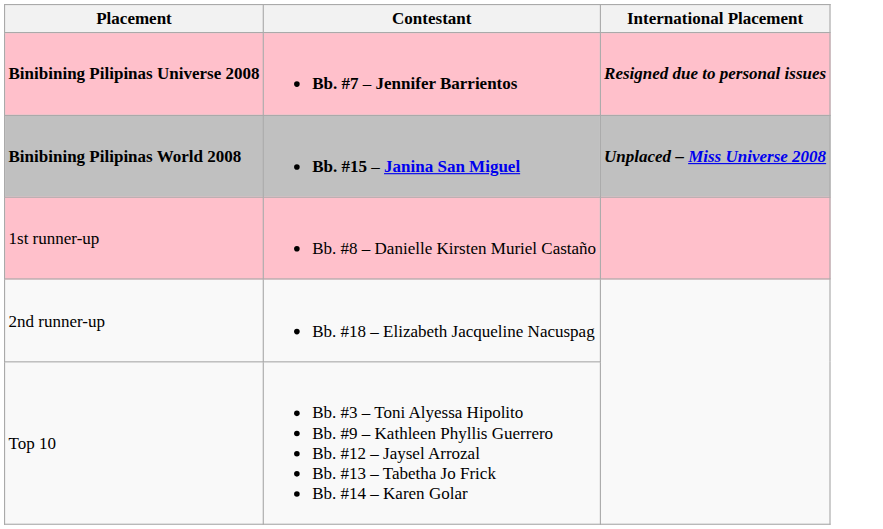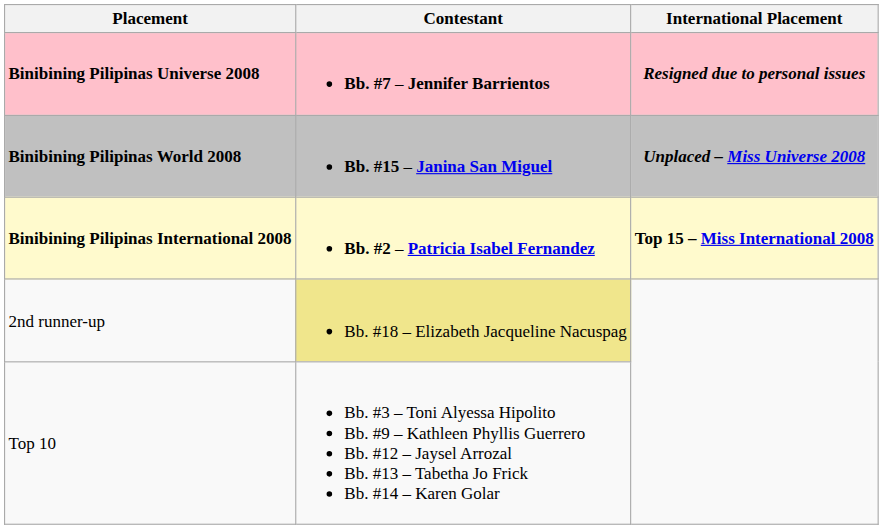+ row: (150, 238)
- row: (54, 238)
(432, 331) no background -> (463, 331) khaki background
